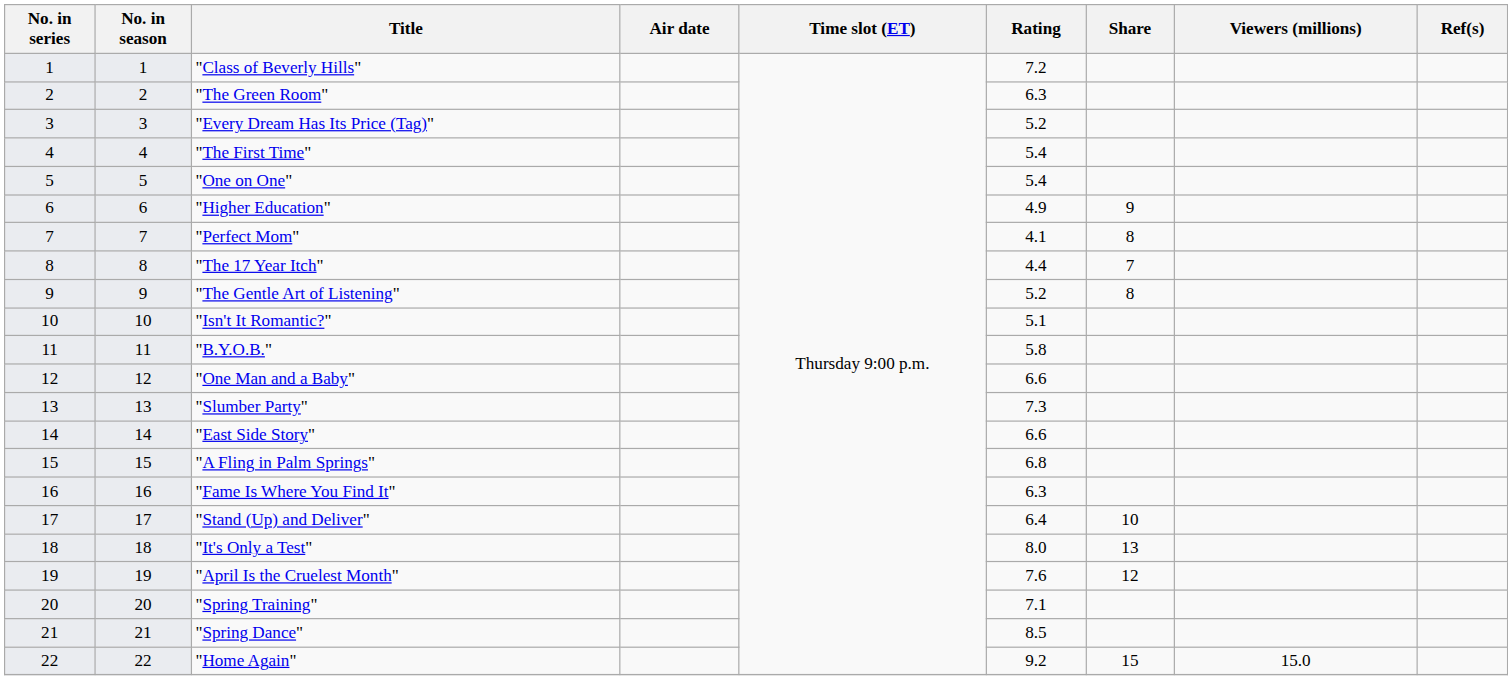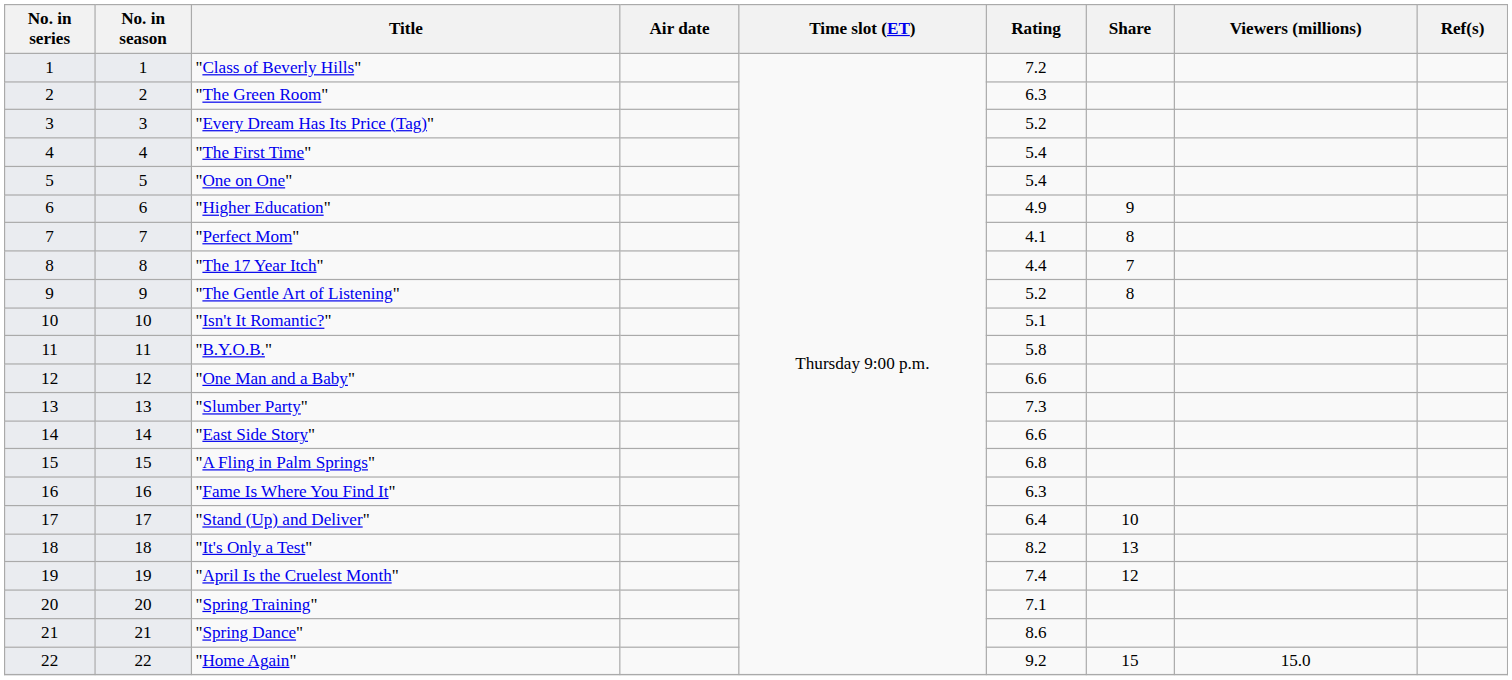(1036, 547) 8.0 -> (1036, 547) 8.2
(1036, 576) 7.6 -> (1036, 576) 7.4
(1036, 632) 8.5 -> (1036, 632) 8.6
